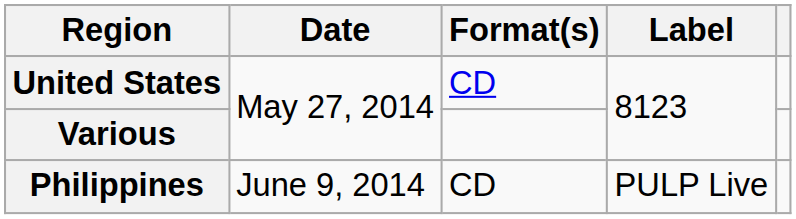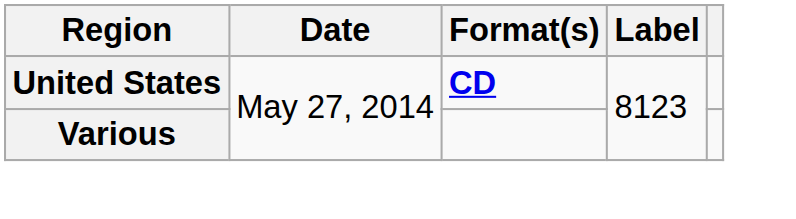(473, 82) normal -> (473, 82) bold
- row: (117, 185)
